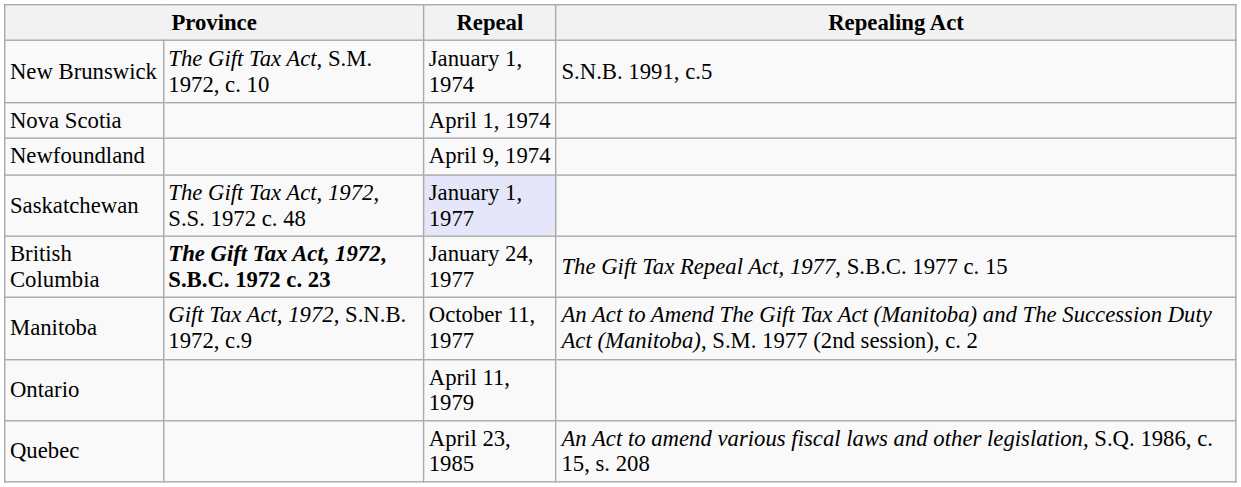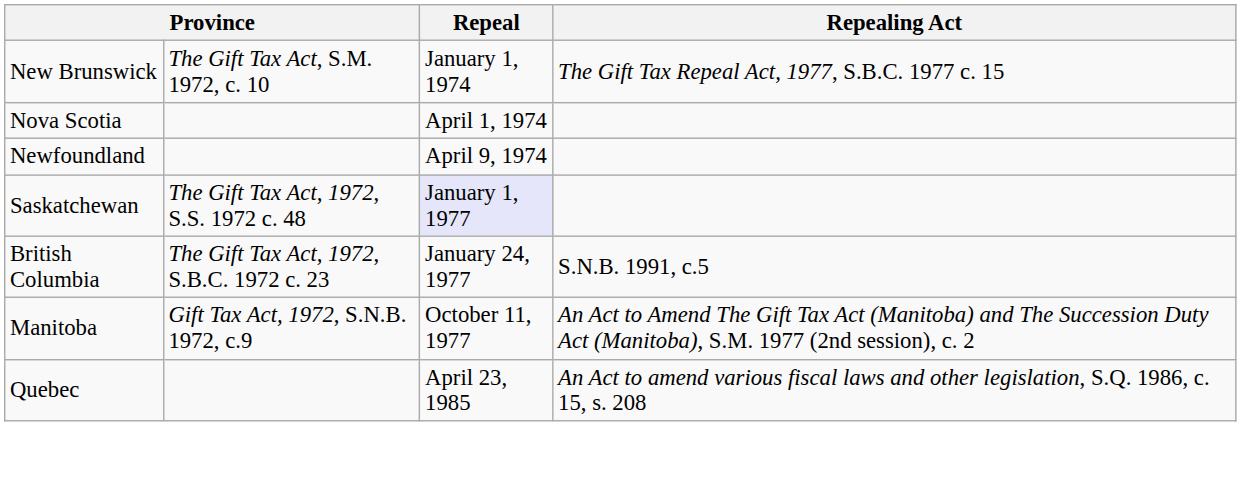(637, 71) S.N.B. 1991, c.5 -> (781, 71) The Gift Tax Repeal Act, 1977, S.B.C. 1977 c. 15
(277, 266) bold -> (274, 266) normal
(785, 266) The Gift Tax Repeal Act, 1977, S.B.C. 1977 c. 15 -> (633, 266) S.N.B. 1991, c.5
- row: (45, 389)
